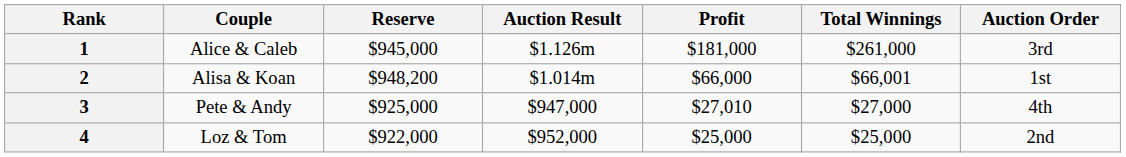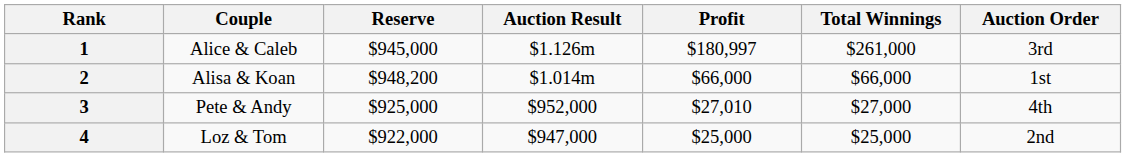(722, 48) $181,000 -> (722, 48) $180,997
(881, 78) $66,001 -> (881, 78) $66,000
(562, 107) $947,000 -> (562, 107) $952,000
(562, 136) $952,000 -> (562, 136) $947,000
